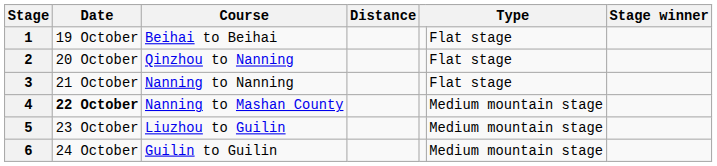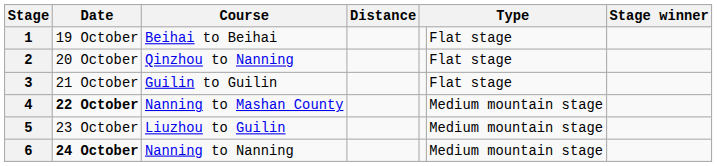(219, 83) Nanning to Nanning -> (211, 83) Guilin to Guilin
(97, 151) normal -> (97, 151) bold
(211, 151) Guilin to Guilin -> (219, 151) Nanning to Nanning
